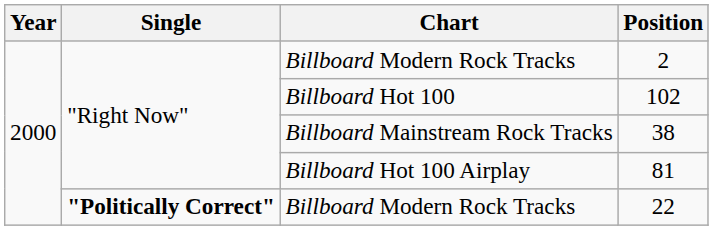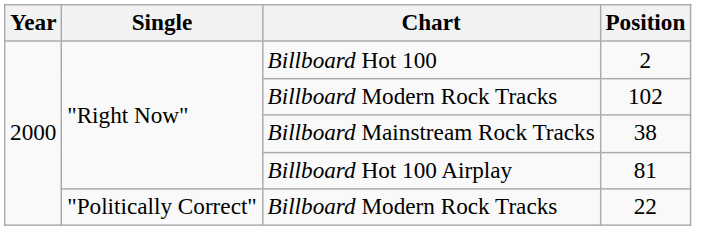(430, 59) Billboard Modern Rock Tracks -> (352, 59) Billboard Hot 100
(370, 96) Billboard Hot 100 -> (412, 96) Billboard Modern Rock Tracks
(171, 206) bold -> (162, 206) normal
